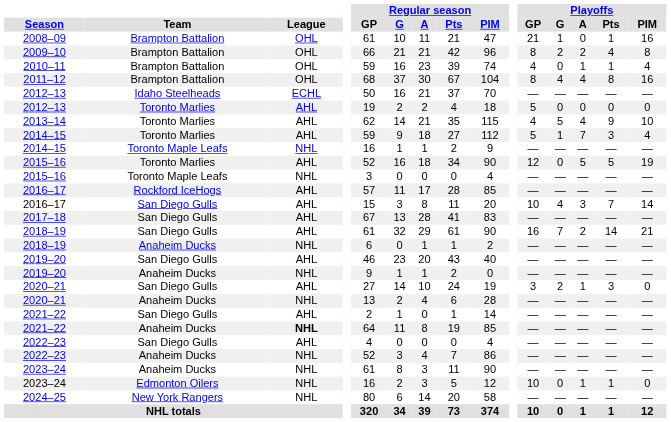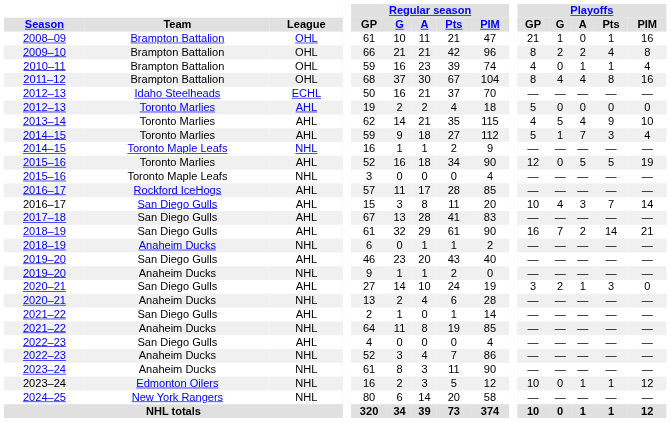(306, 328) bold -> (306, 328) normal
(647, 383) 0 -> (647, 383) 12
